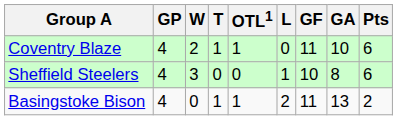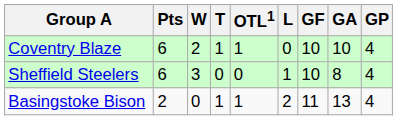columns swapped: (169, 19) <-> (376, 19)
(308, 48) 11 -> (311, 48) 10
